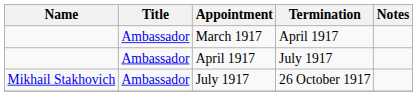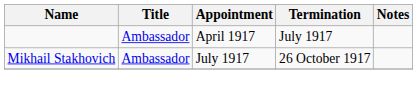- row: (229, 36)
